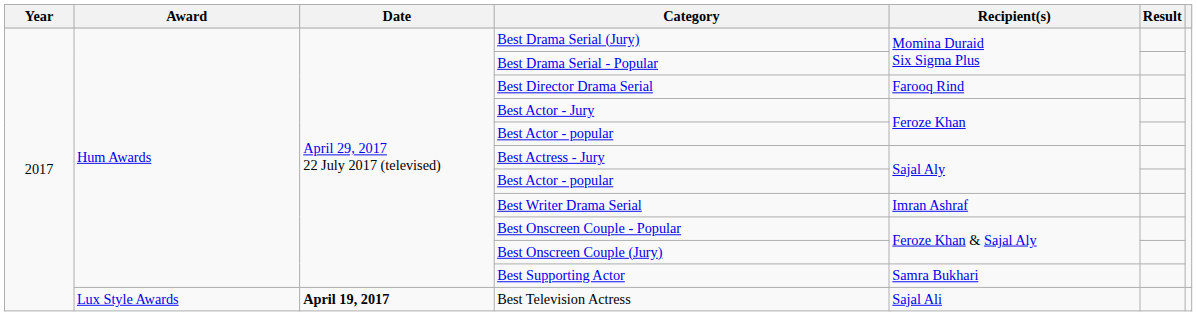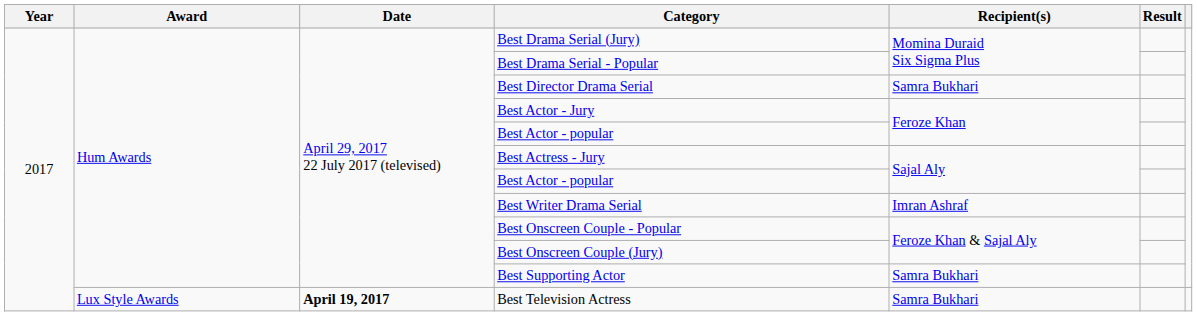(928, 87) Farooq Rind -> (935, 87) Samra Bukhari
(917, 299) Sajal Ali -> (935, 299) Samra Bukhari
